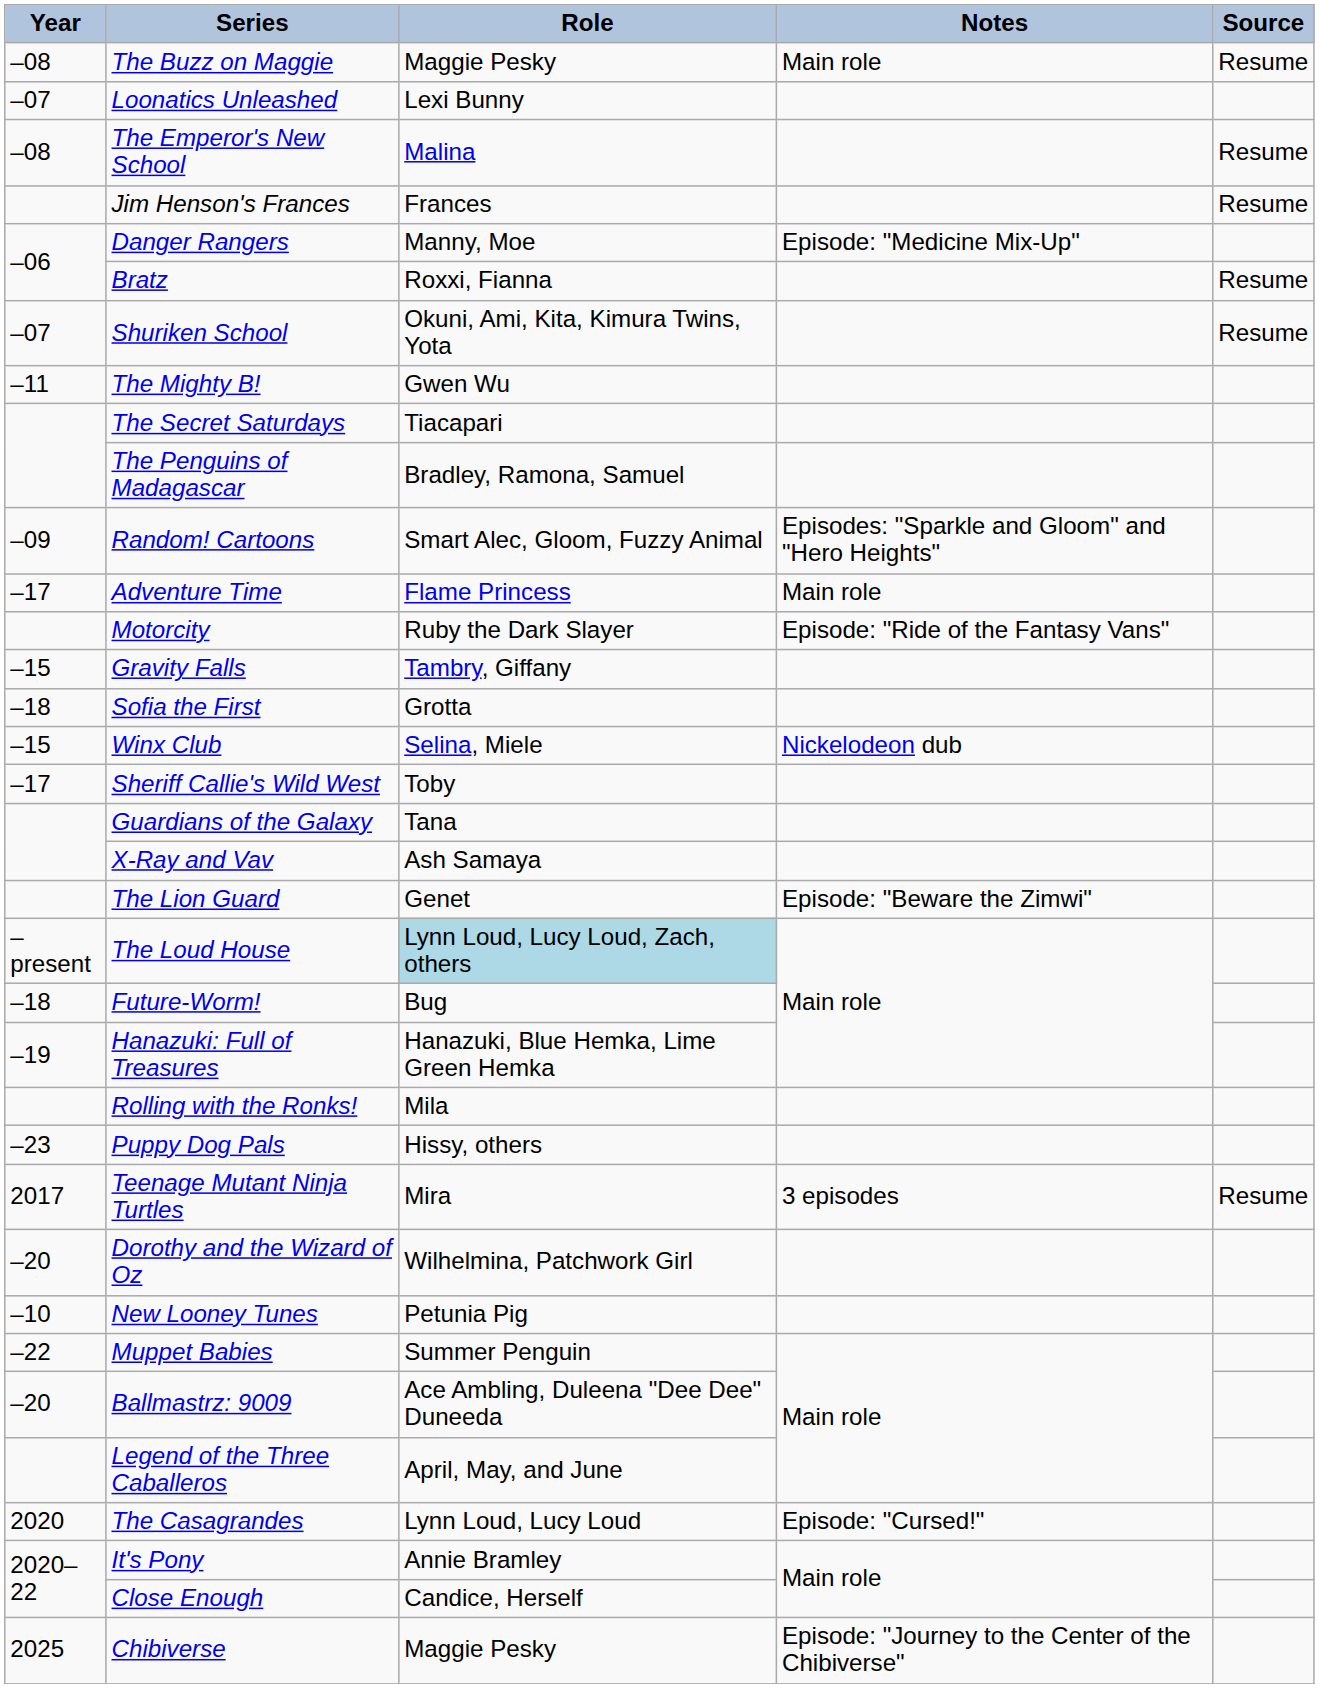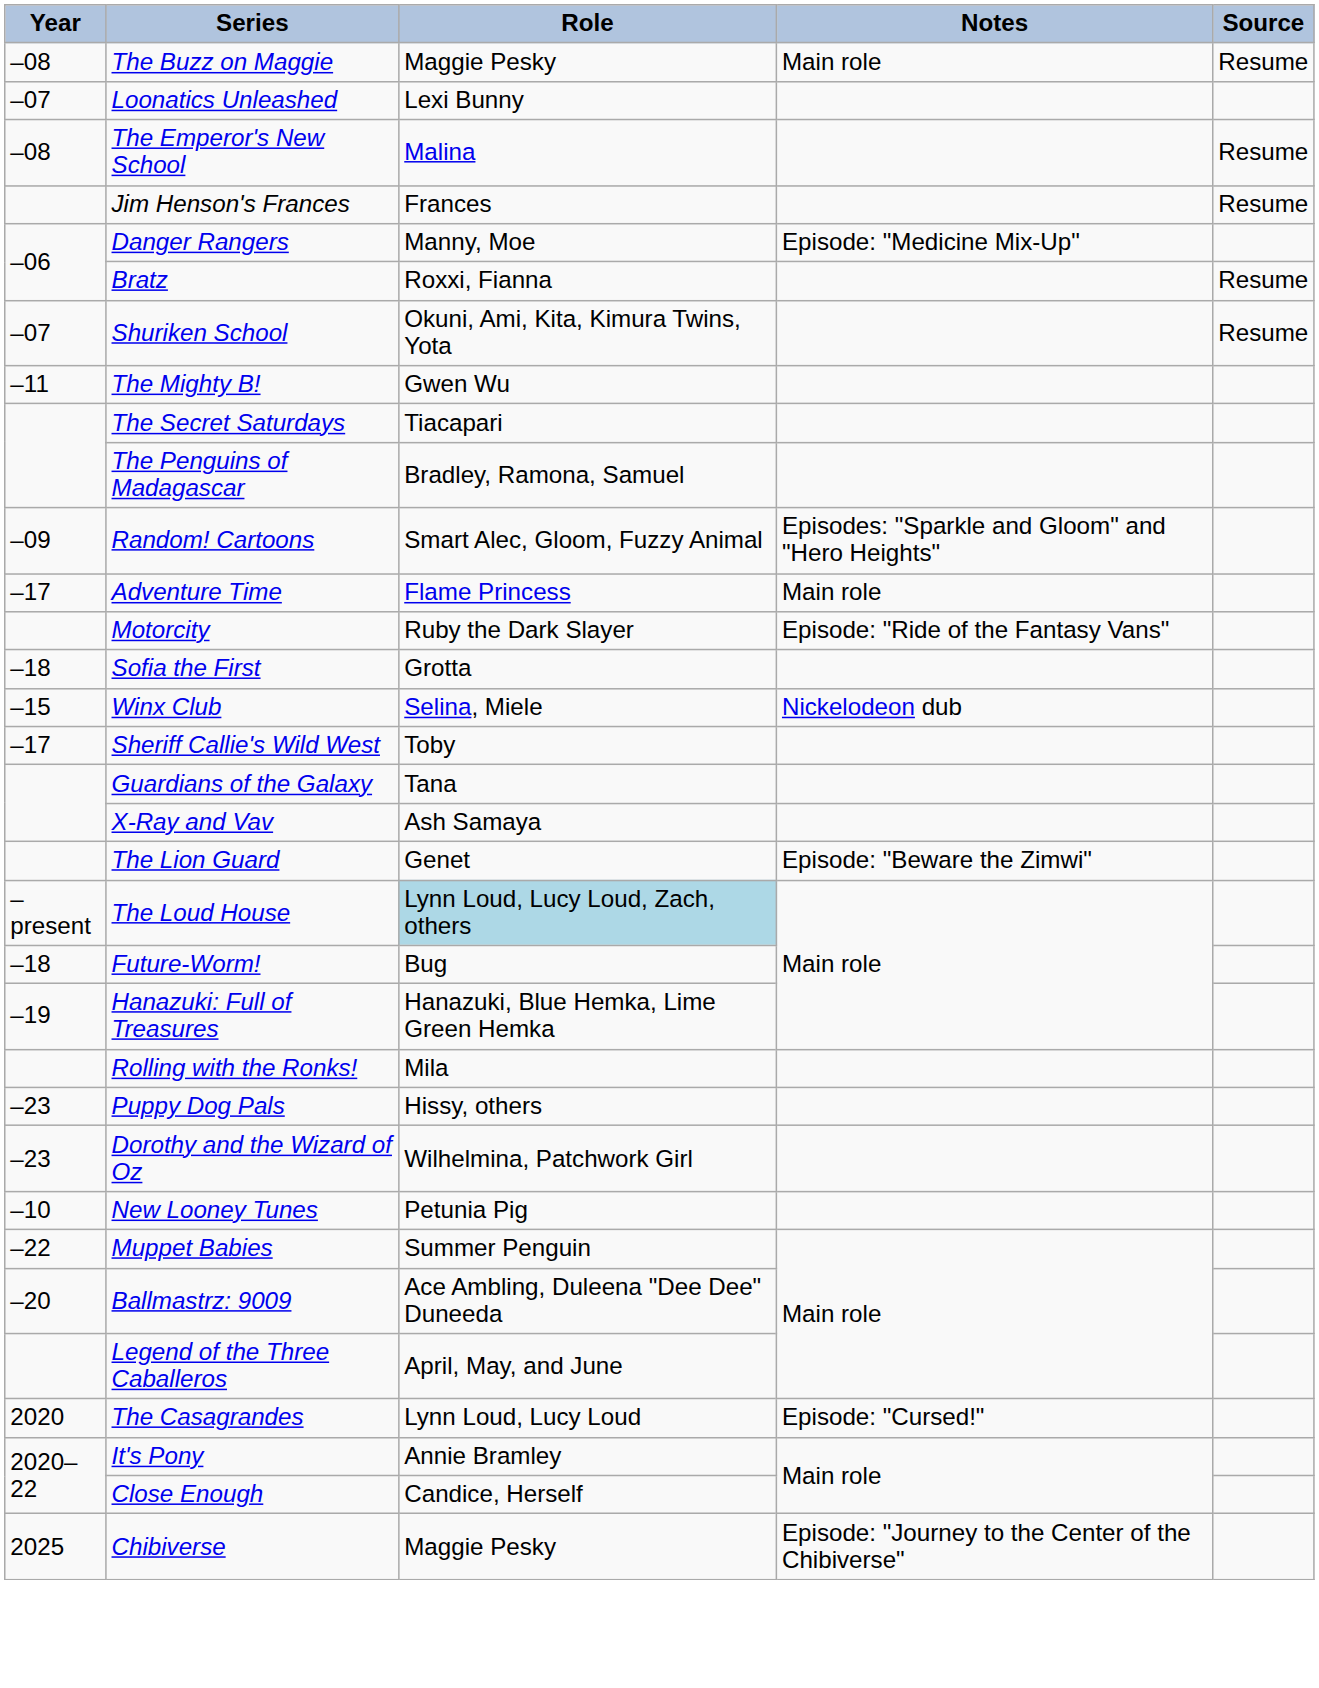- row: (179, 668)
- row: (229, 1196)
(30, 1262) –20 -> (30, 1158) –23
